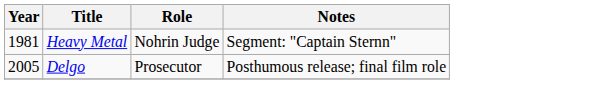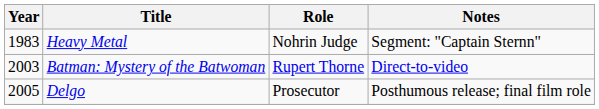(24, 41) 1981 -> (24, 41) 1983
+ row: (156, 66)
